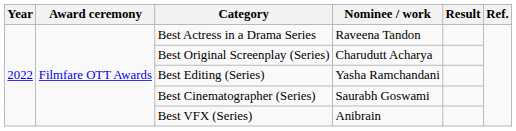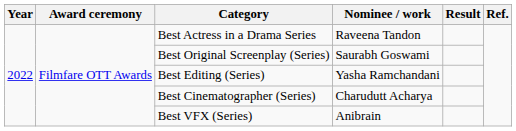(384, 55) Charudutt Acharya -> (383, 55) Saurabh Goswami
(383, 95) Saurabh Goswami -> (384, 95) Charudutt Acharya
